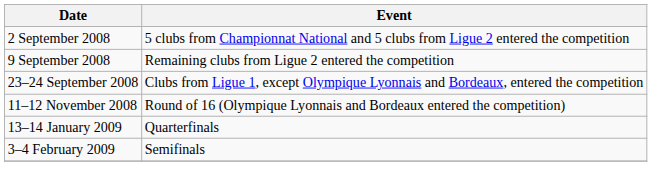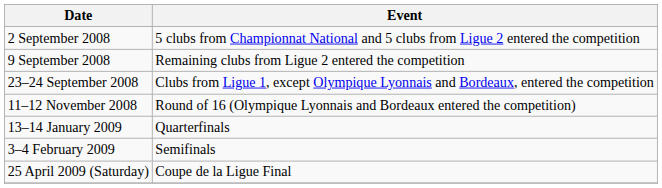+ row: (78, 171)
